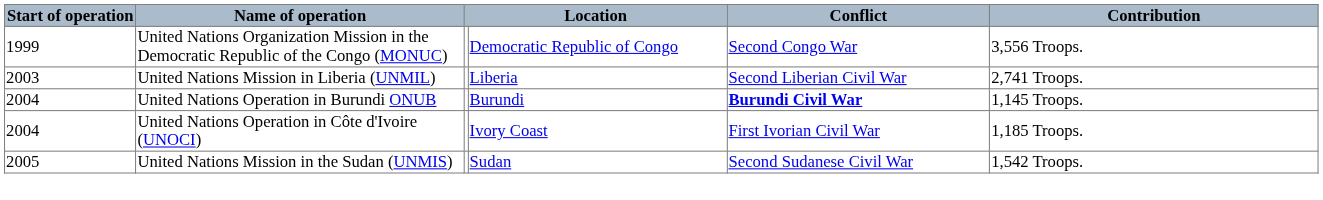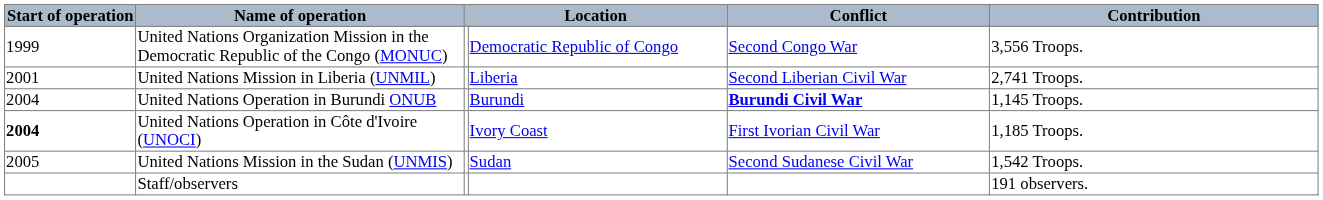(23, 77) 2003 -> (23, 77) 2001
(23, 130) normal -> (23, 130) bold
+ row: (188, 183)
